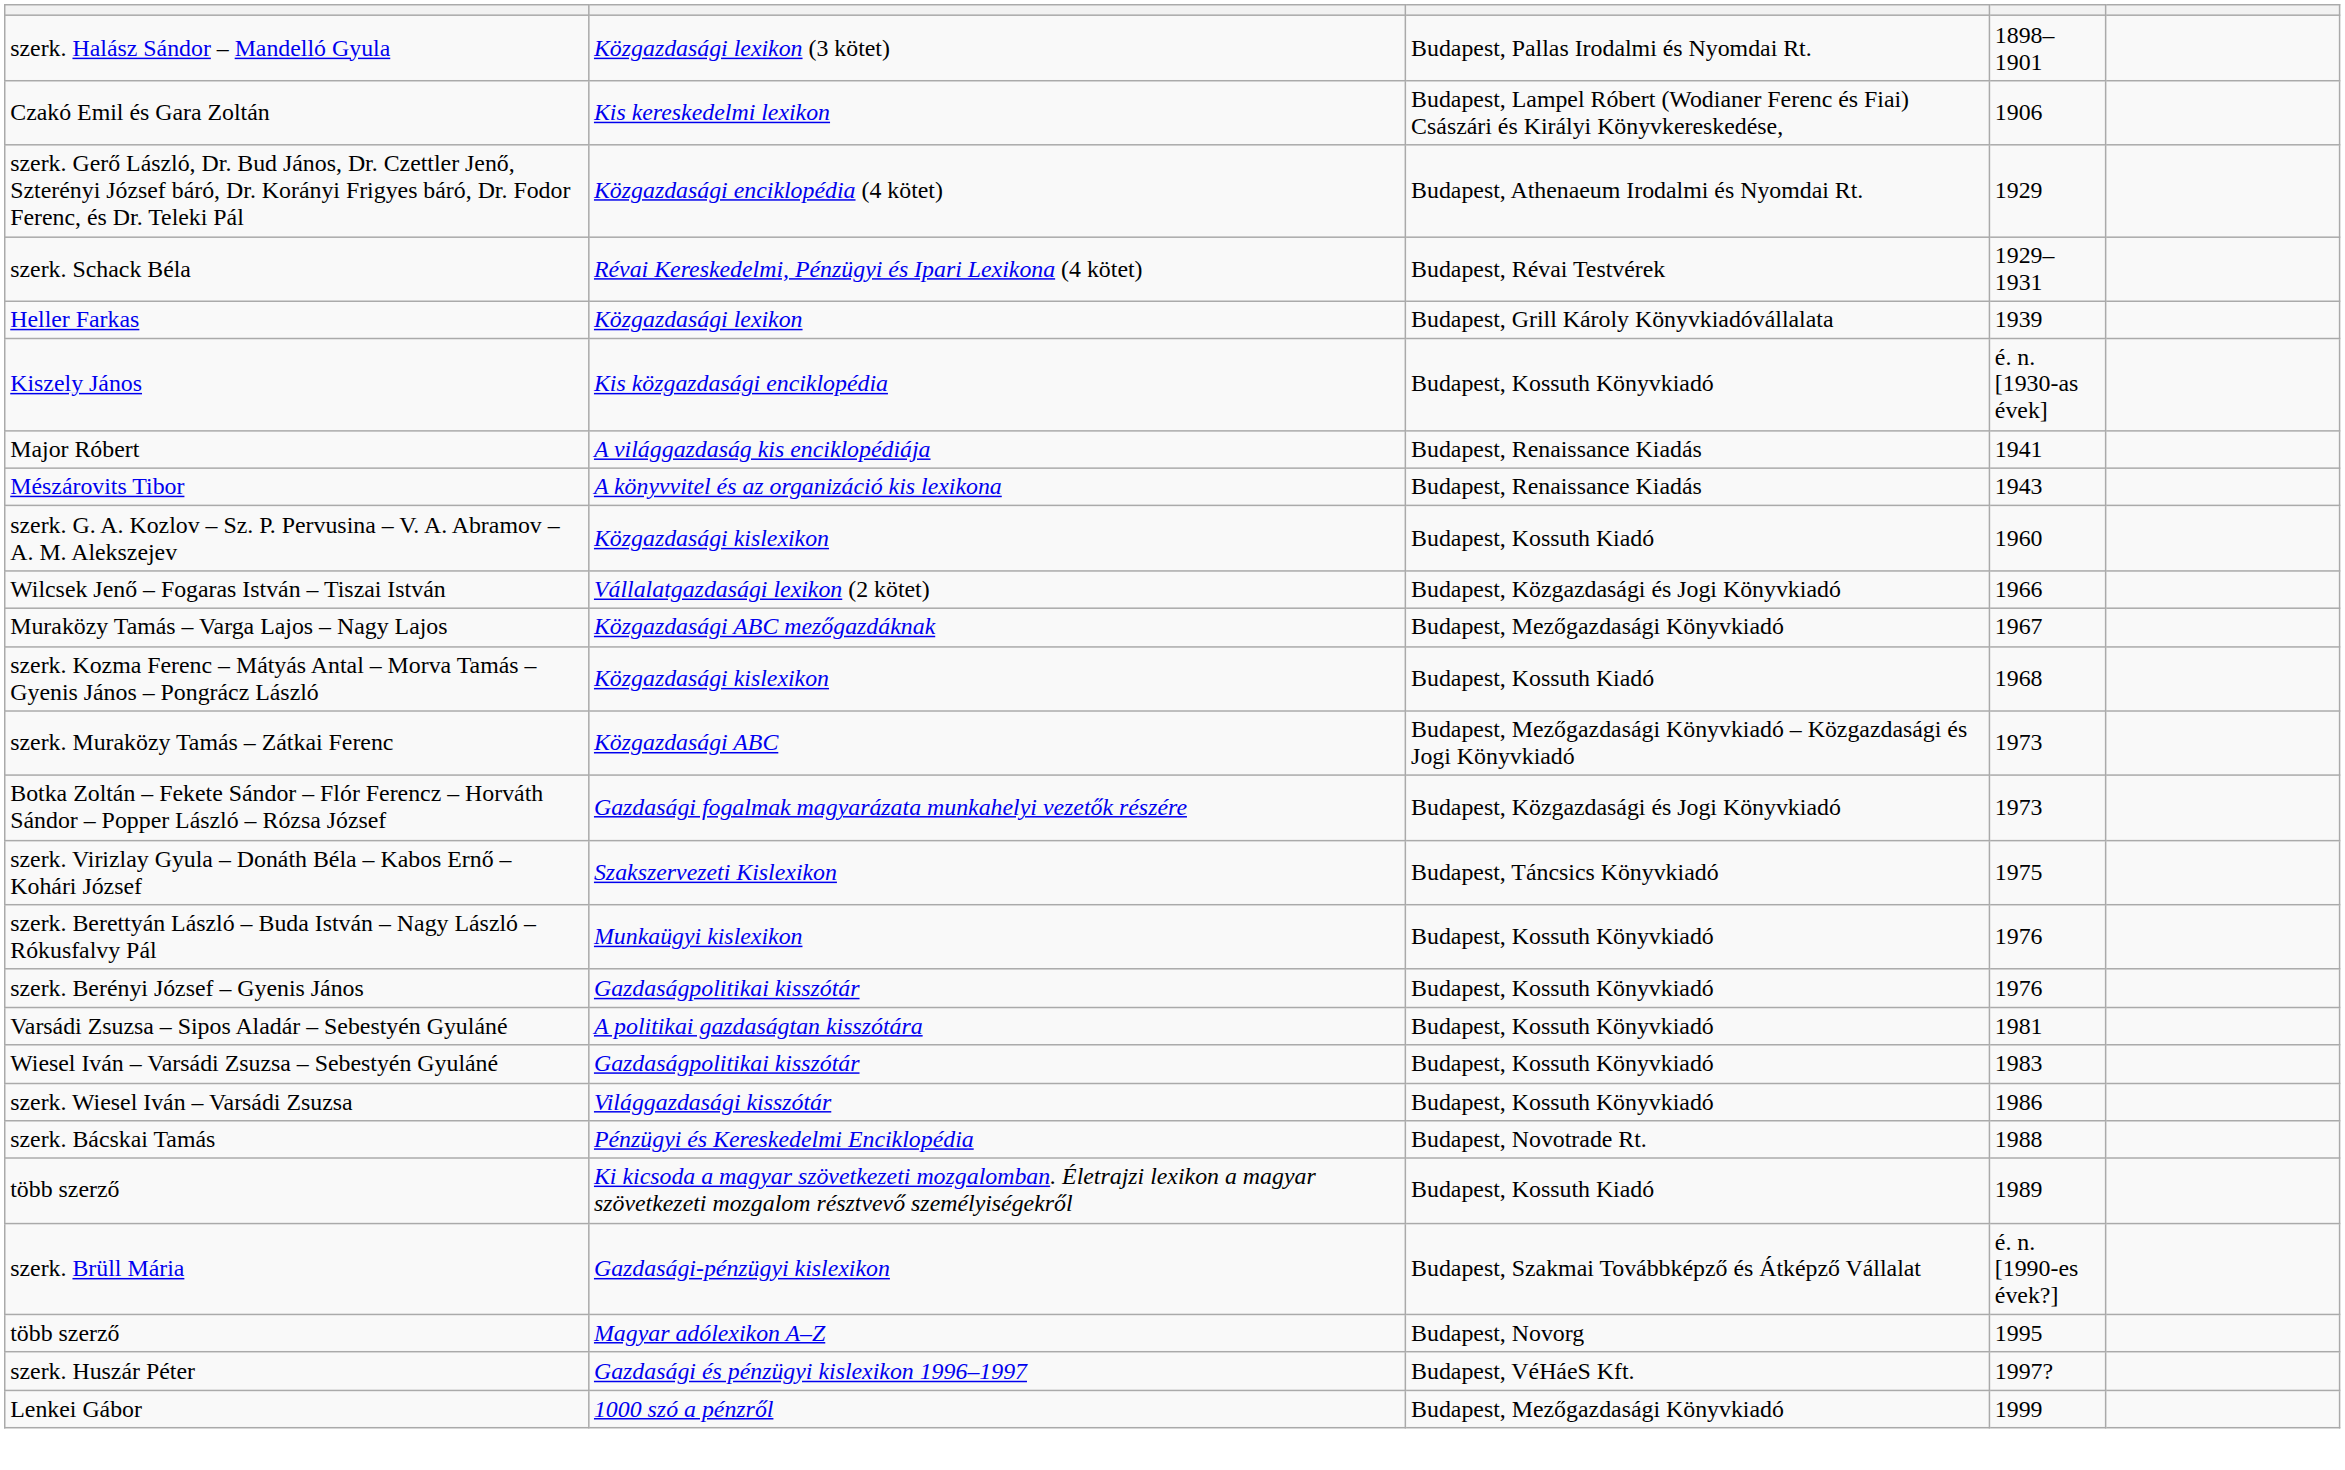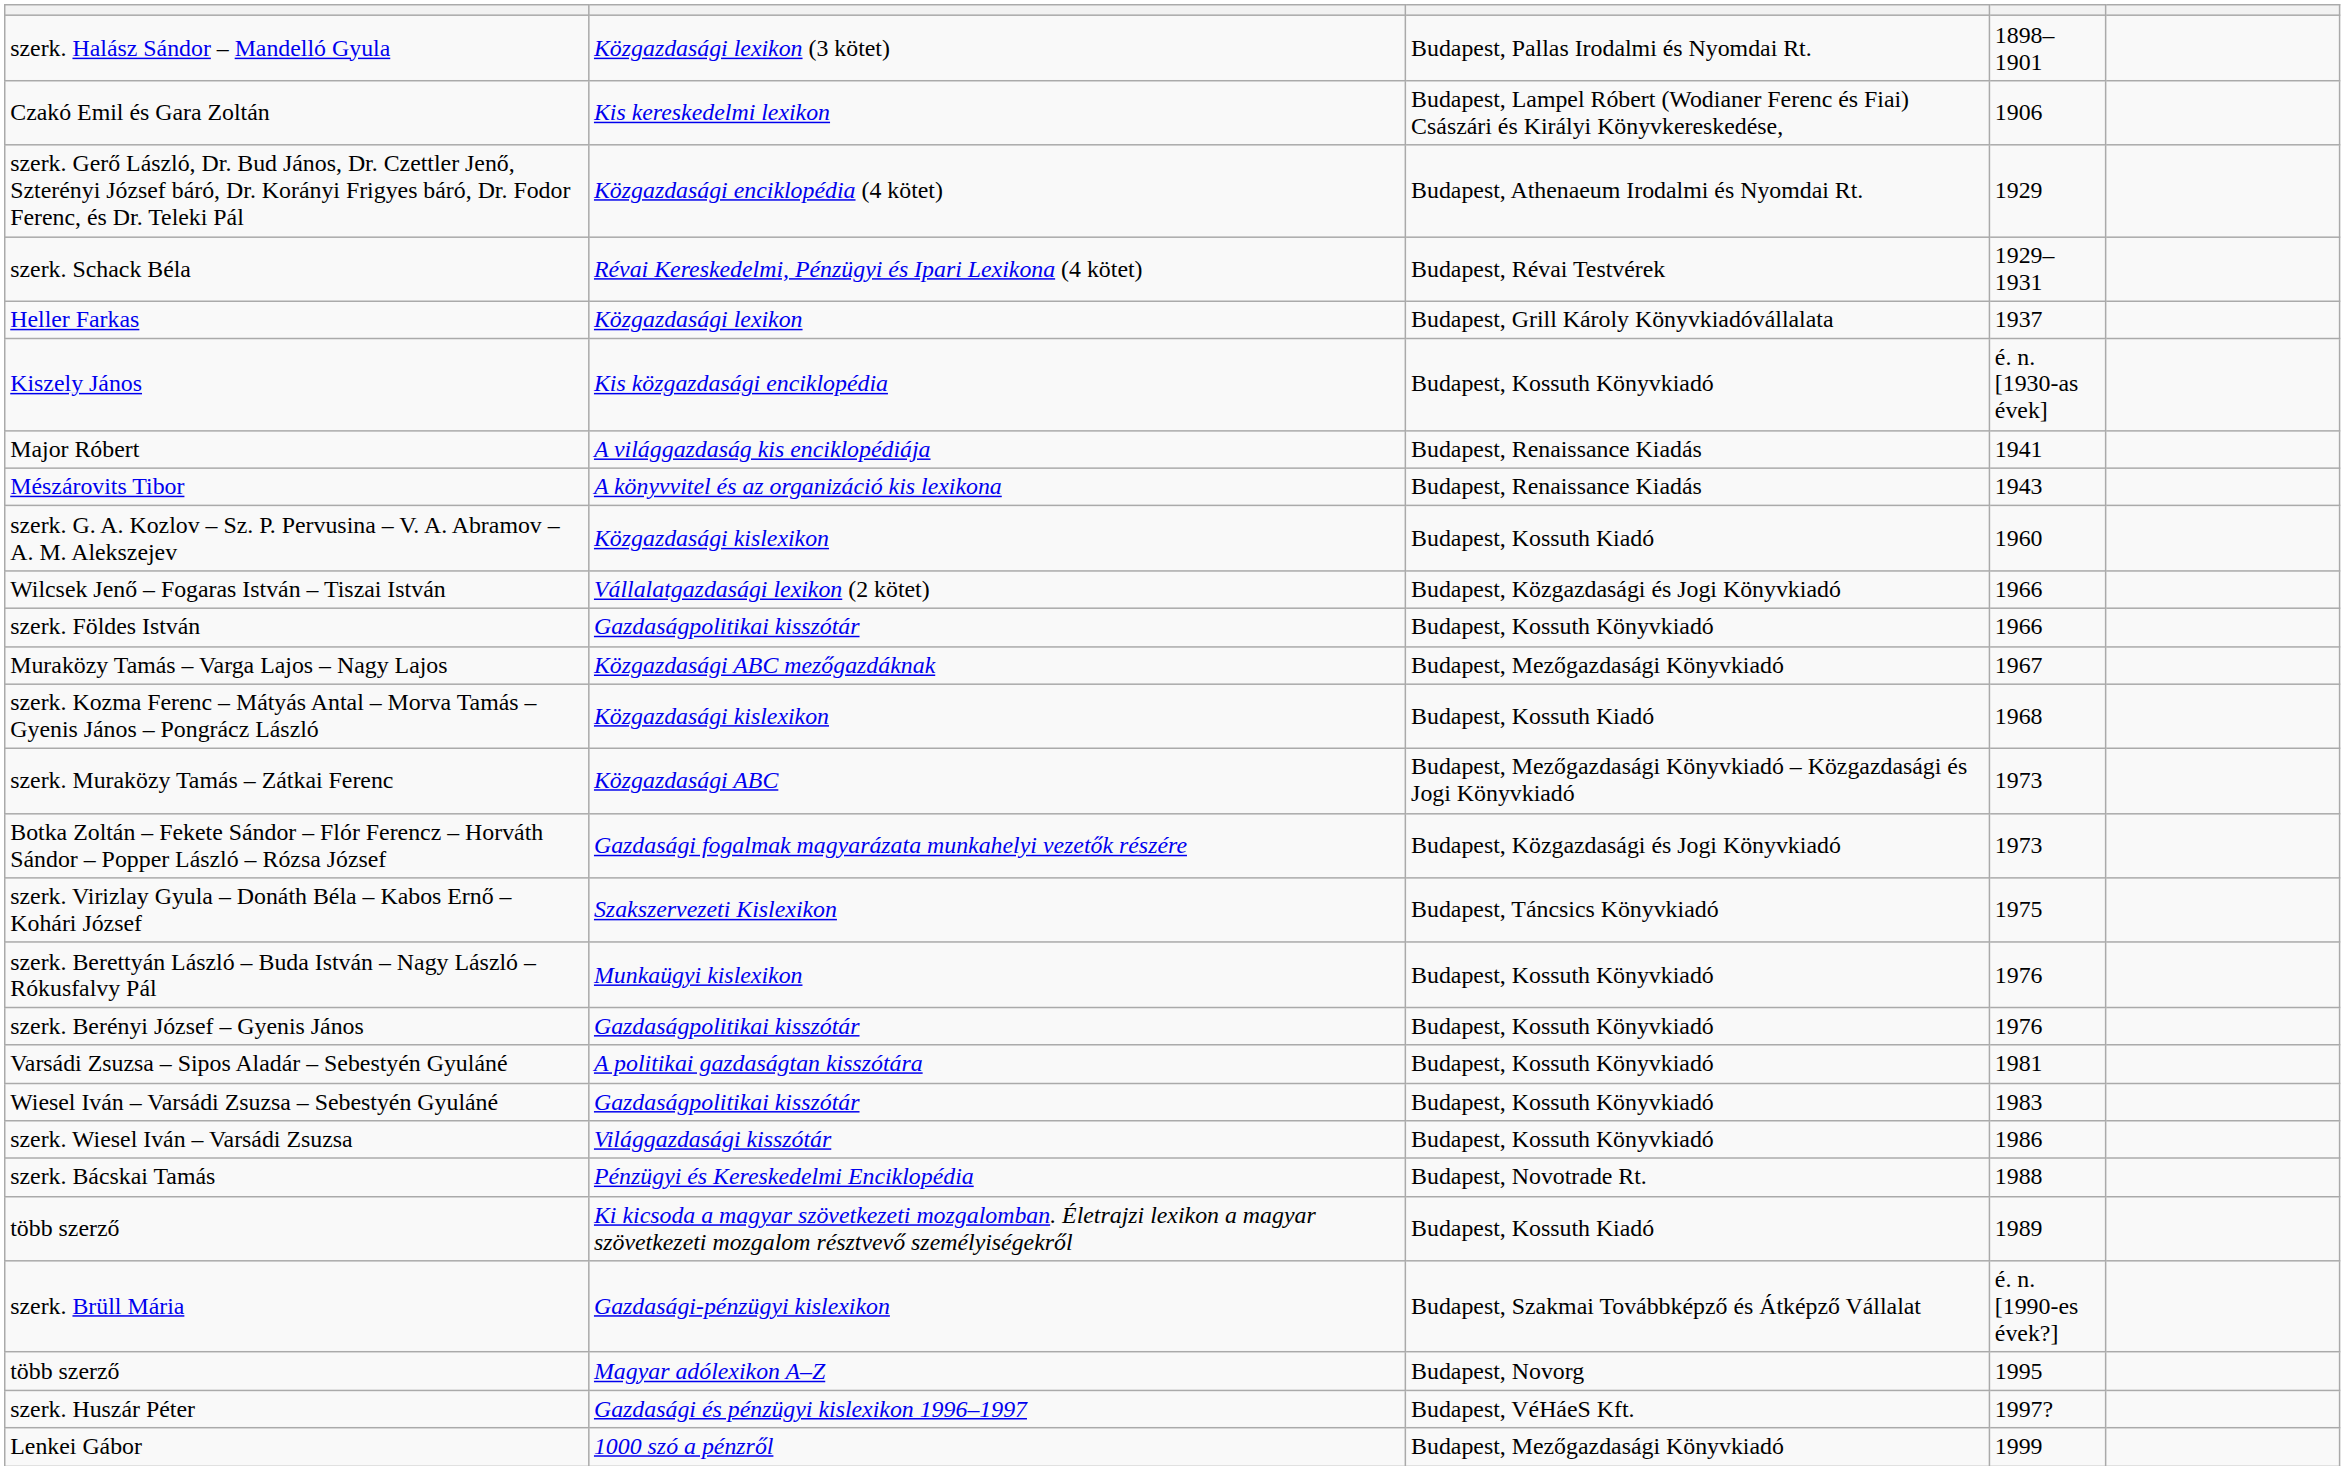(2019, 319) 1939 -> (2019, 319) 1937
+ row: (105, 627)
